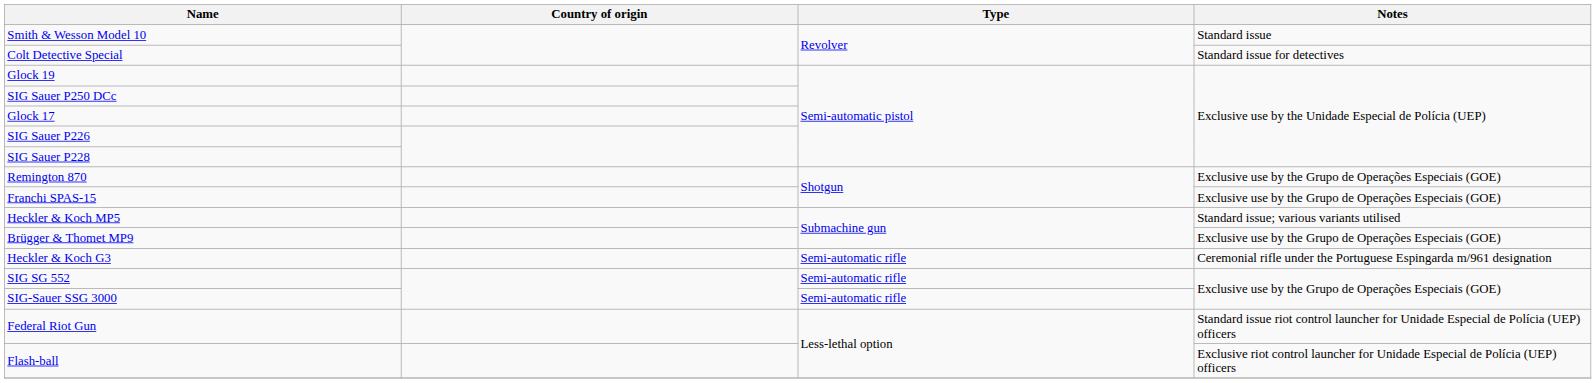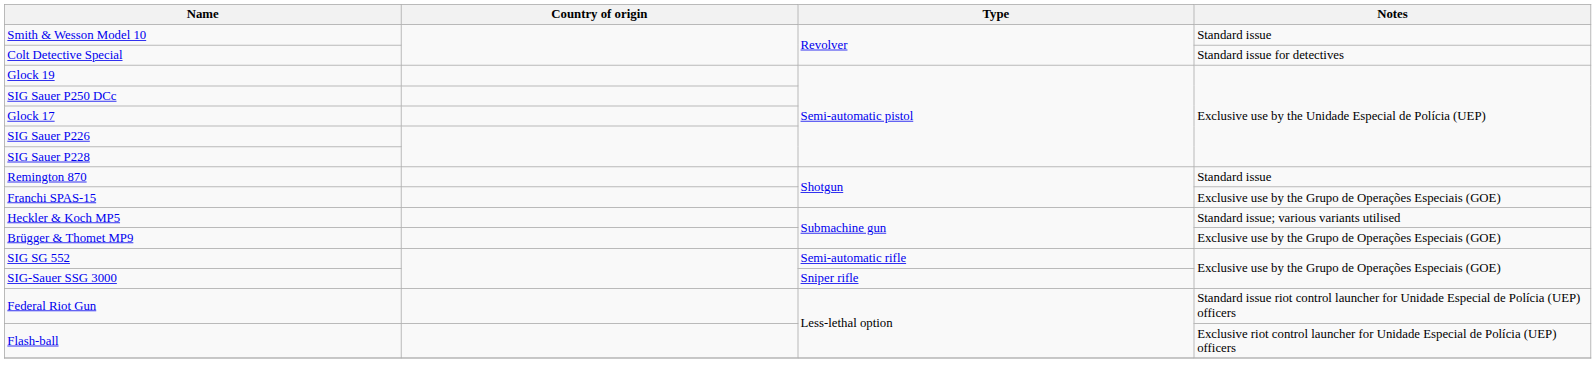(1349, 177) Exclusive use by the Grupo de Operações Especiais (GOE) -> (1234, 177) Standard issue
- row: (59, 258)
(853, 298) Semi-automatic rifle -> (830, 278) Sniper rifle
